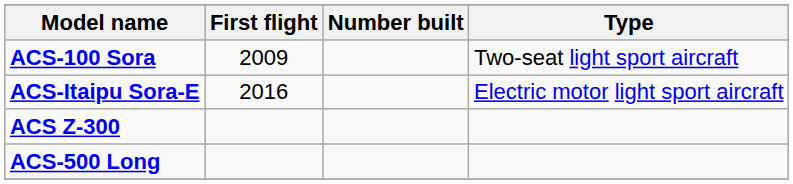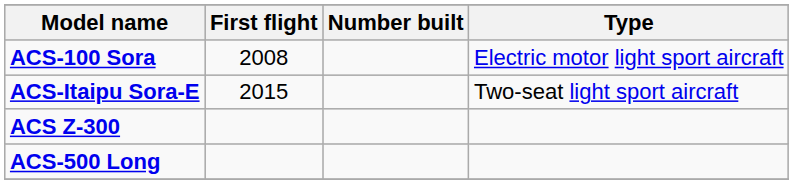(264, 57) 2009 -> (264, 57) 2008
(606, 57) Two-seat light sport aircraft -> (629, 57) Electric motor light sport aircraft
(264, 92) 2016 -> (264, 92) 2015
(629, 92) Electric motor light sport aircraft -> (606, 92) Two-seat light sport aircraft
